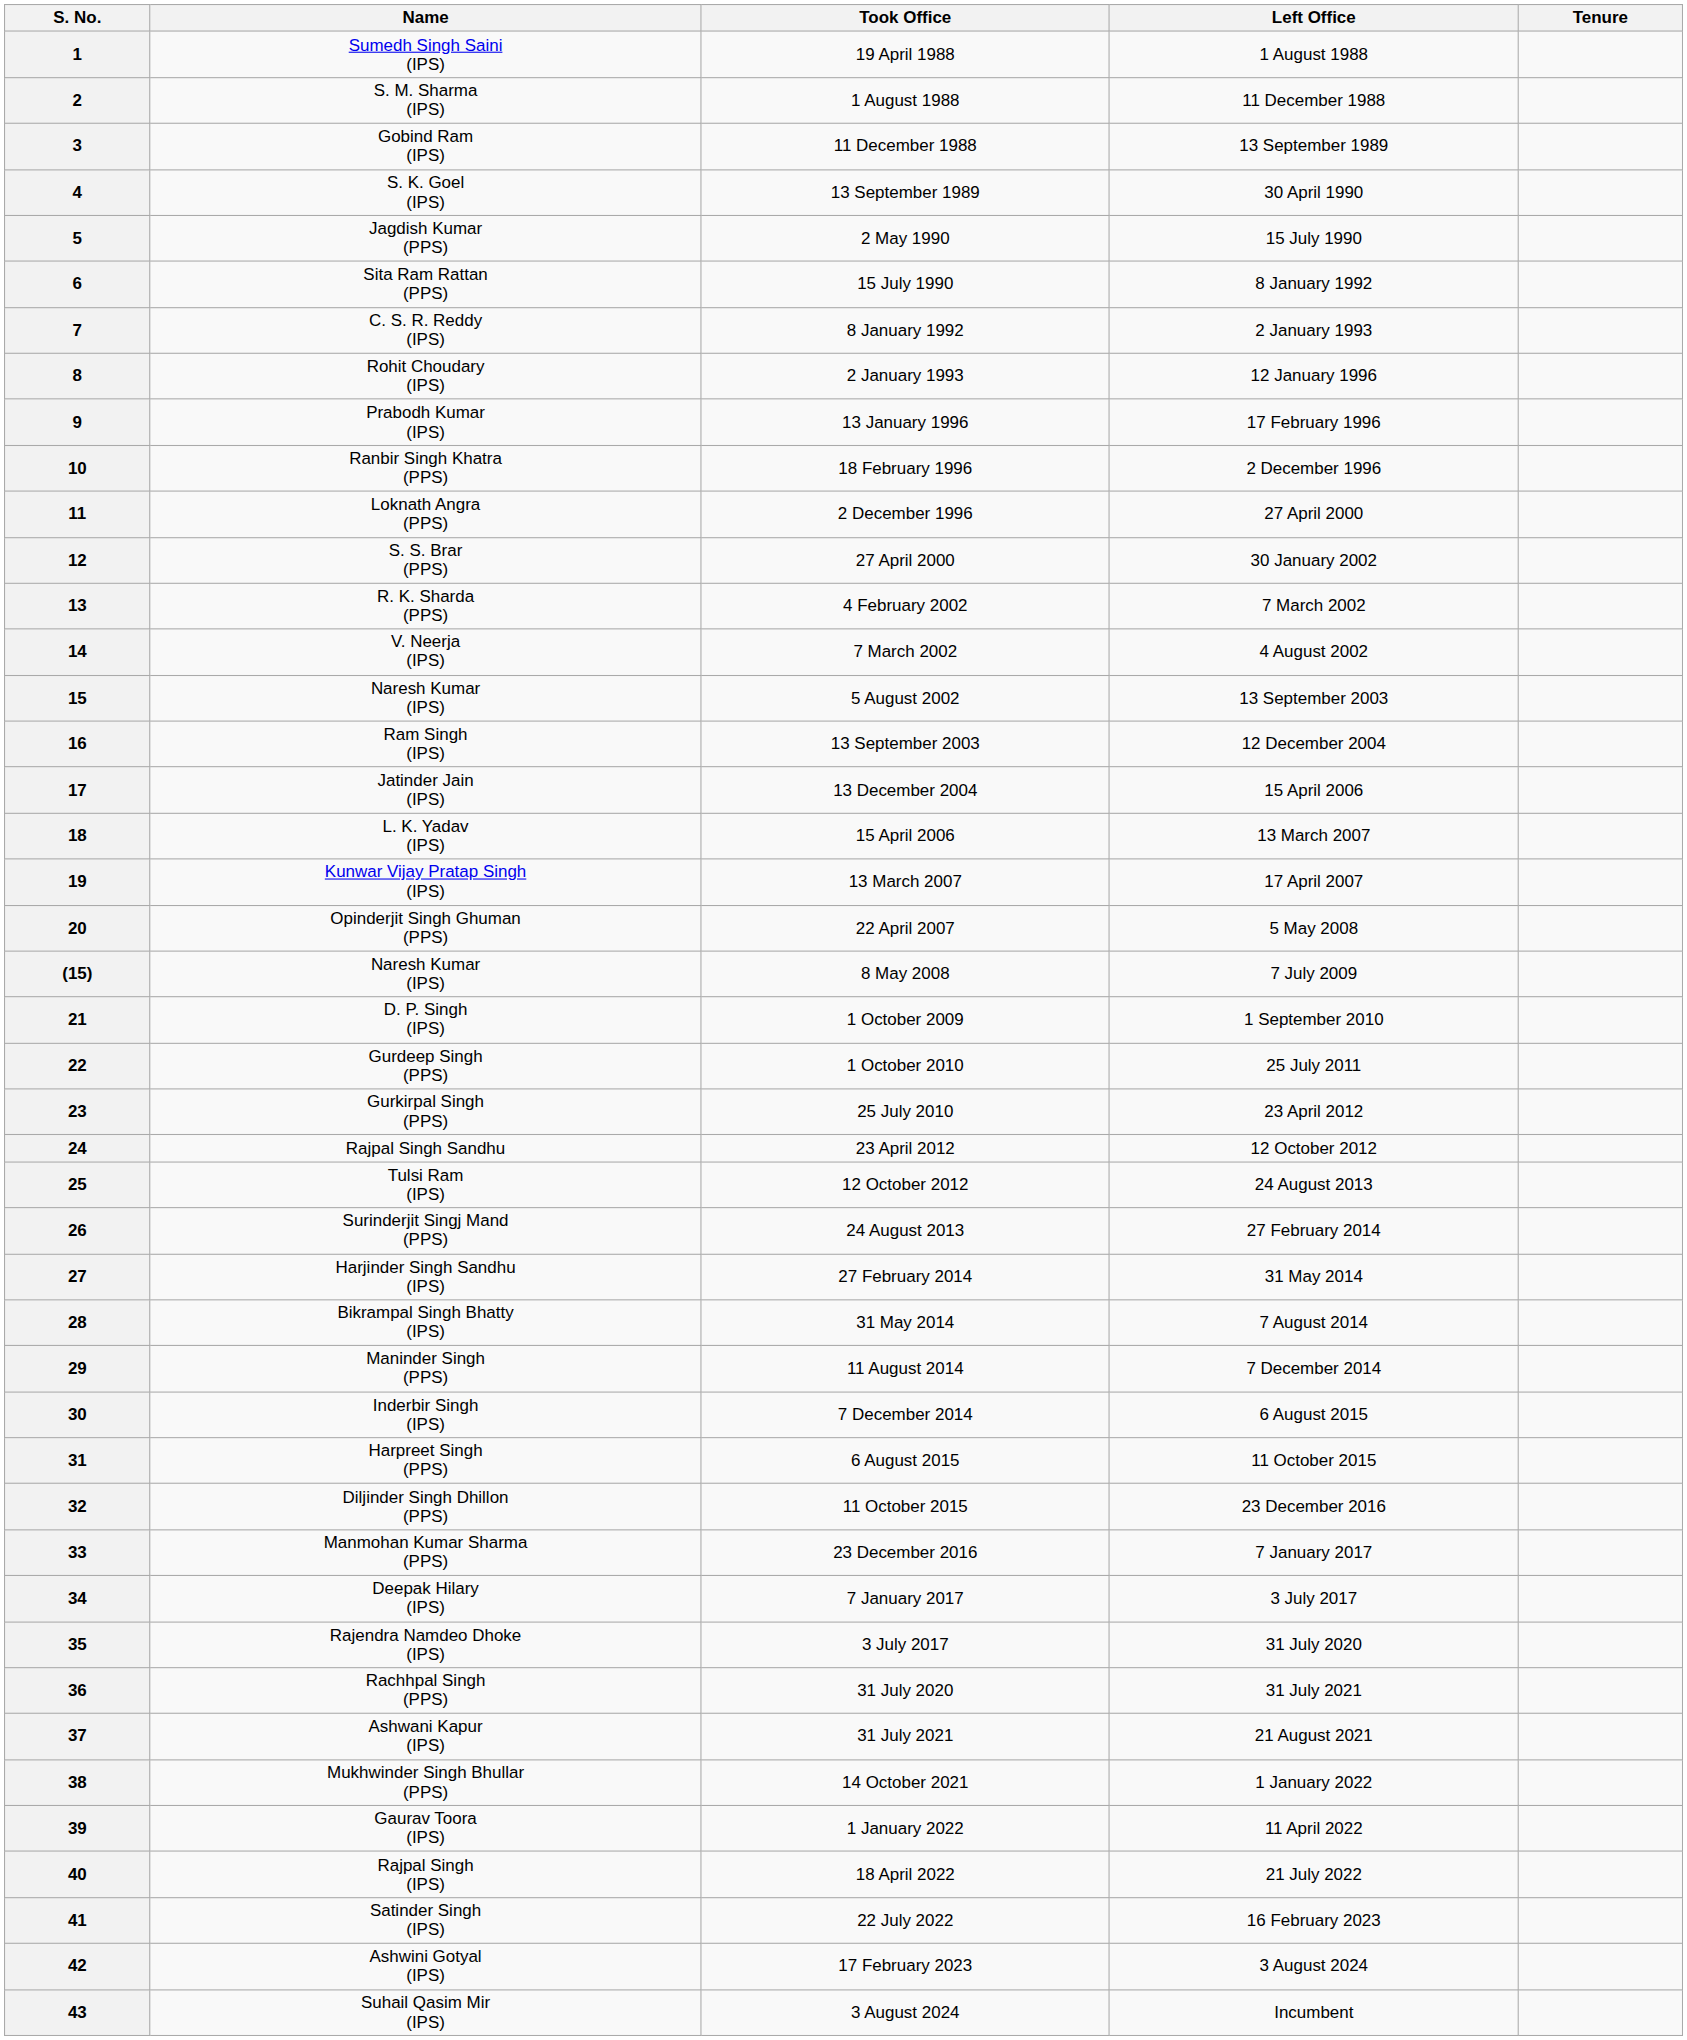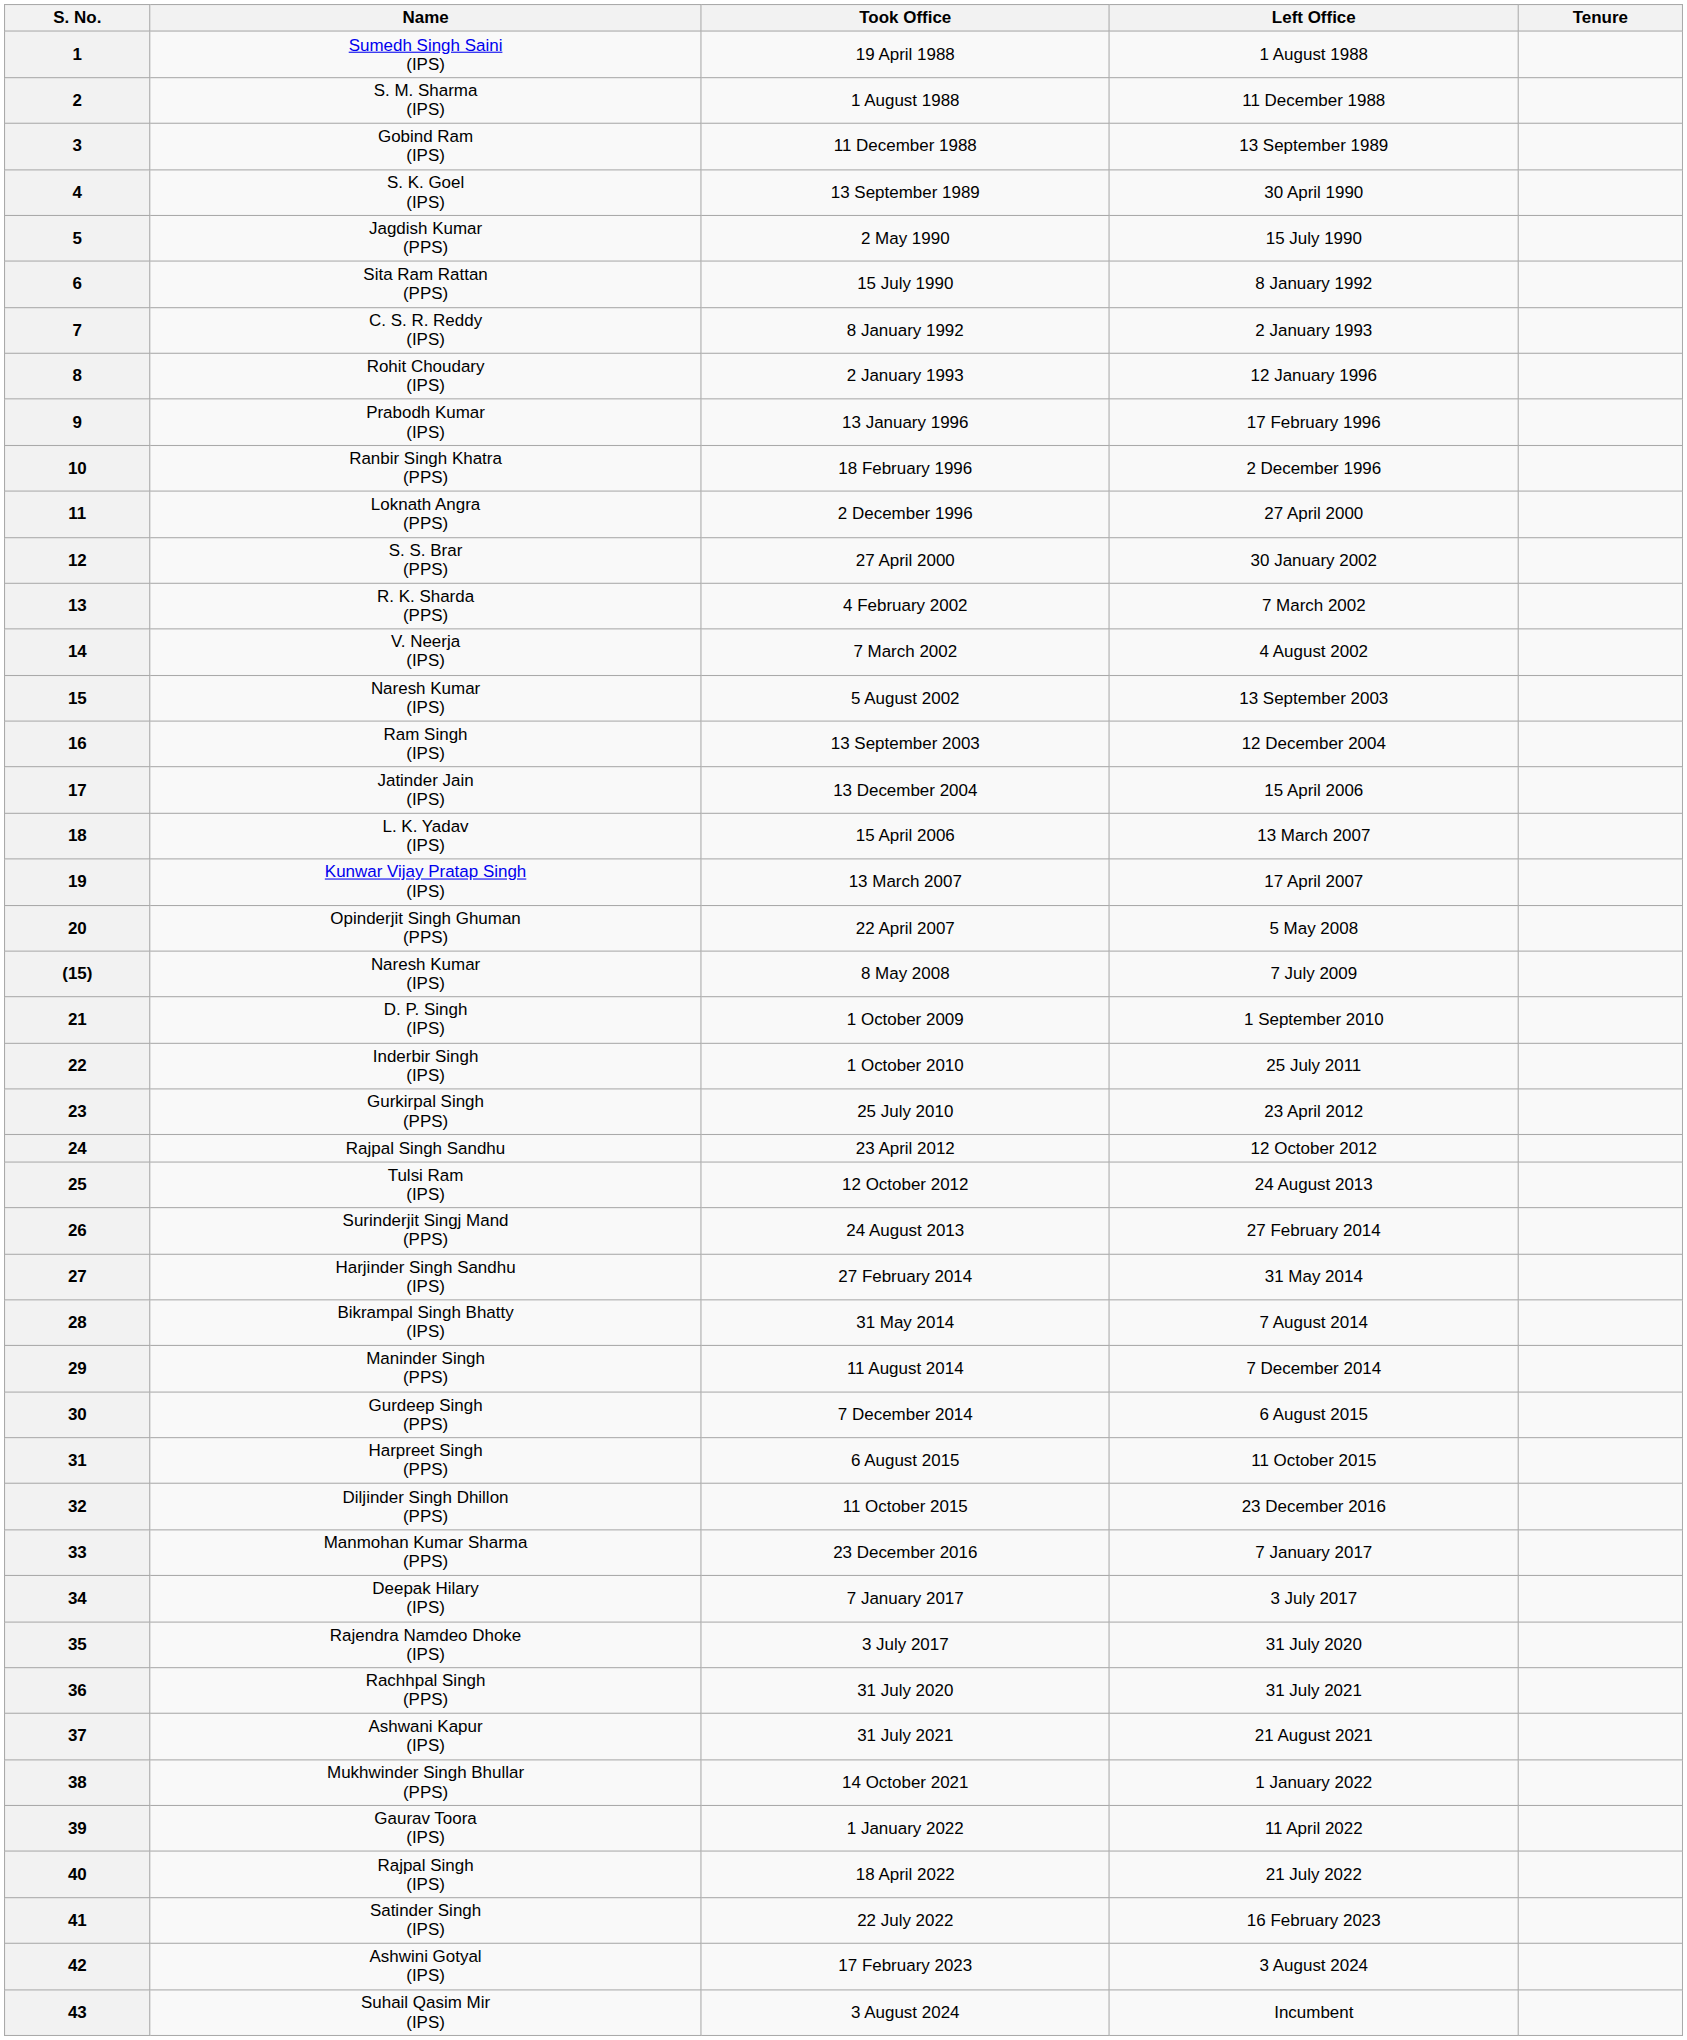(426, 1065) Gurdeep Singh (PPS) -> (426, 1065) Inderbir Singh (IPS)
(426, 1414) Inderbir Singh (IPS) -> (426, 1414) Gurdeep Singh (PPS)
